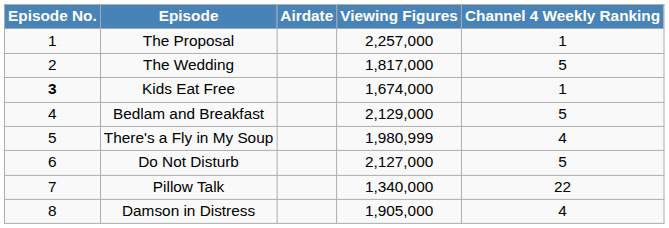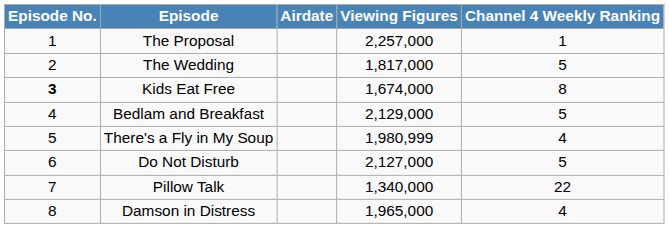(563, 89) 1 -> (563, 89) 8
(399, 211) 1,905,000 -> (399, 211) 1,965,000
